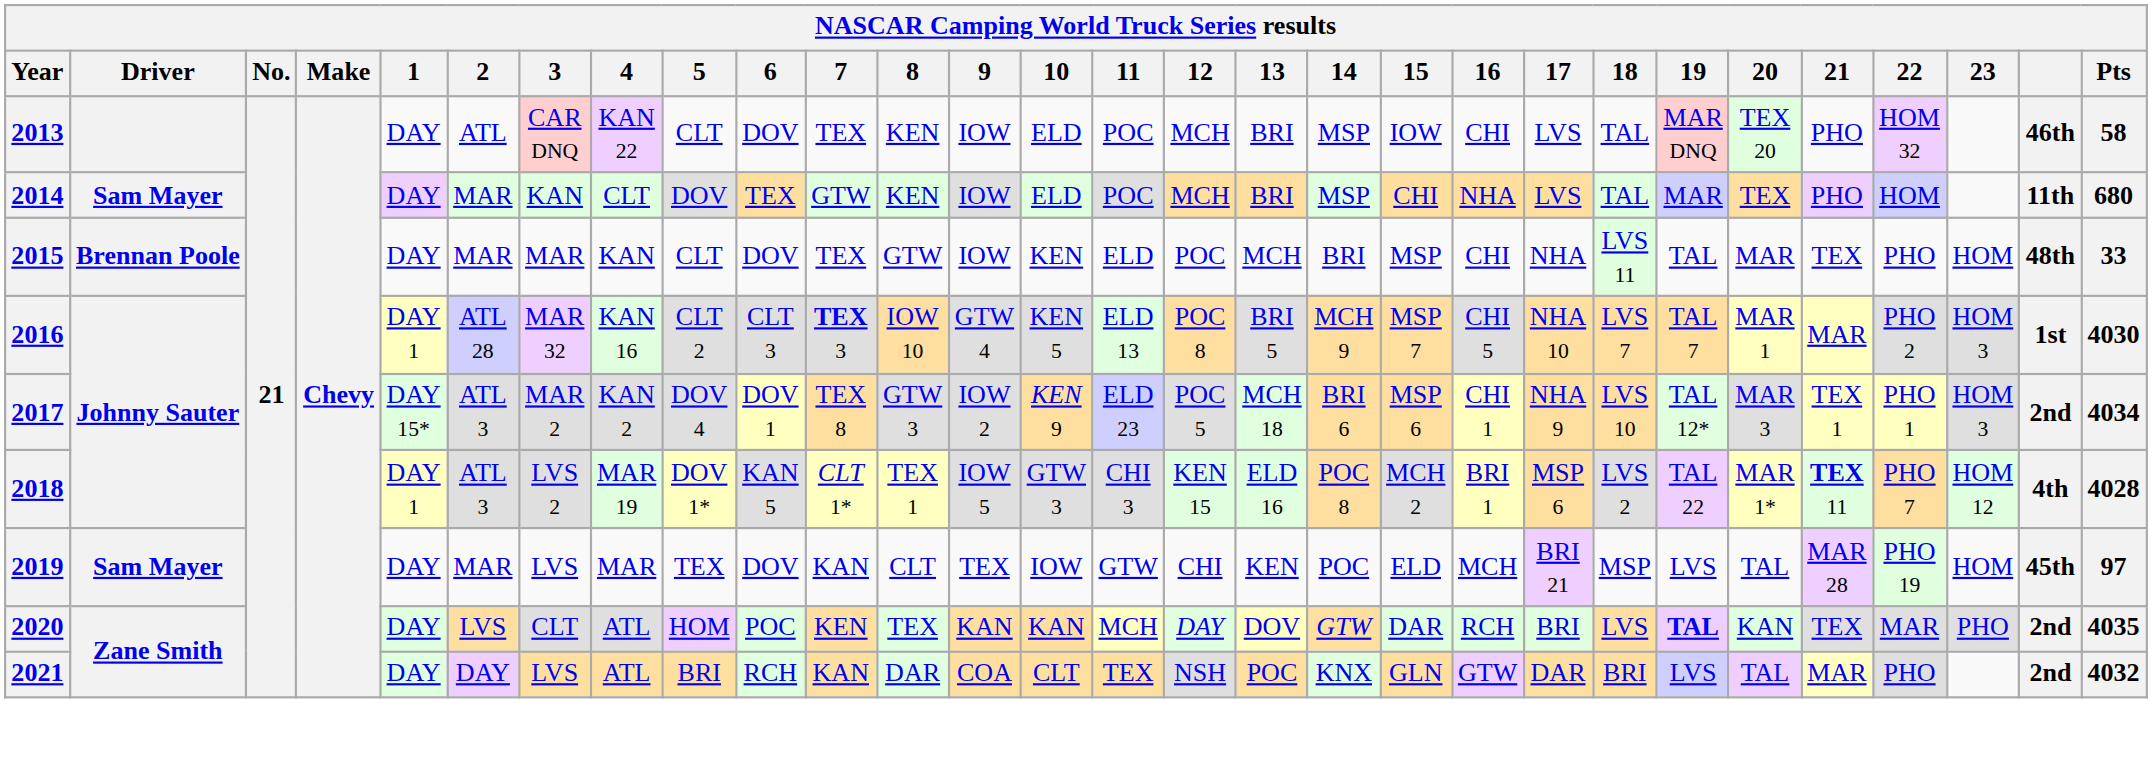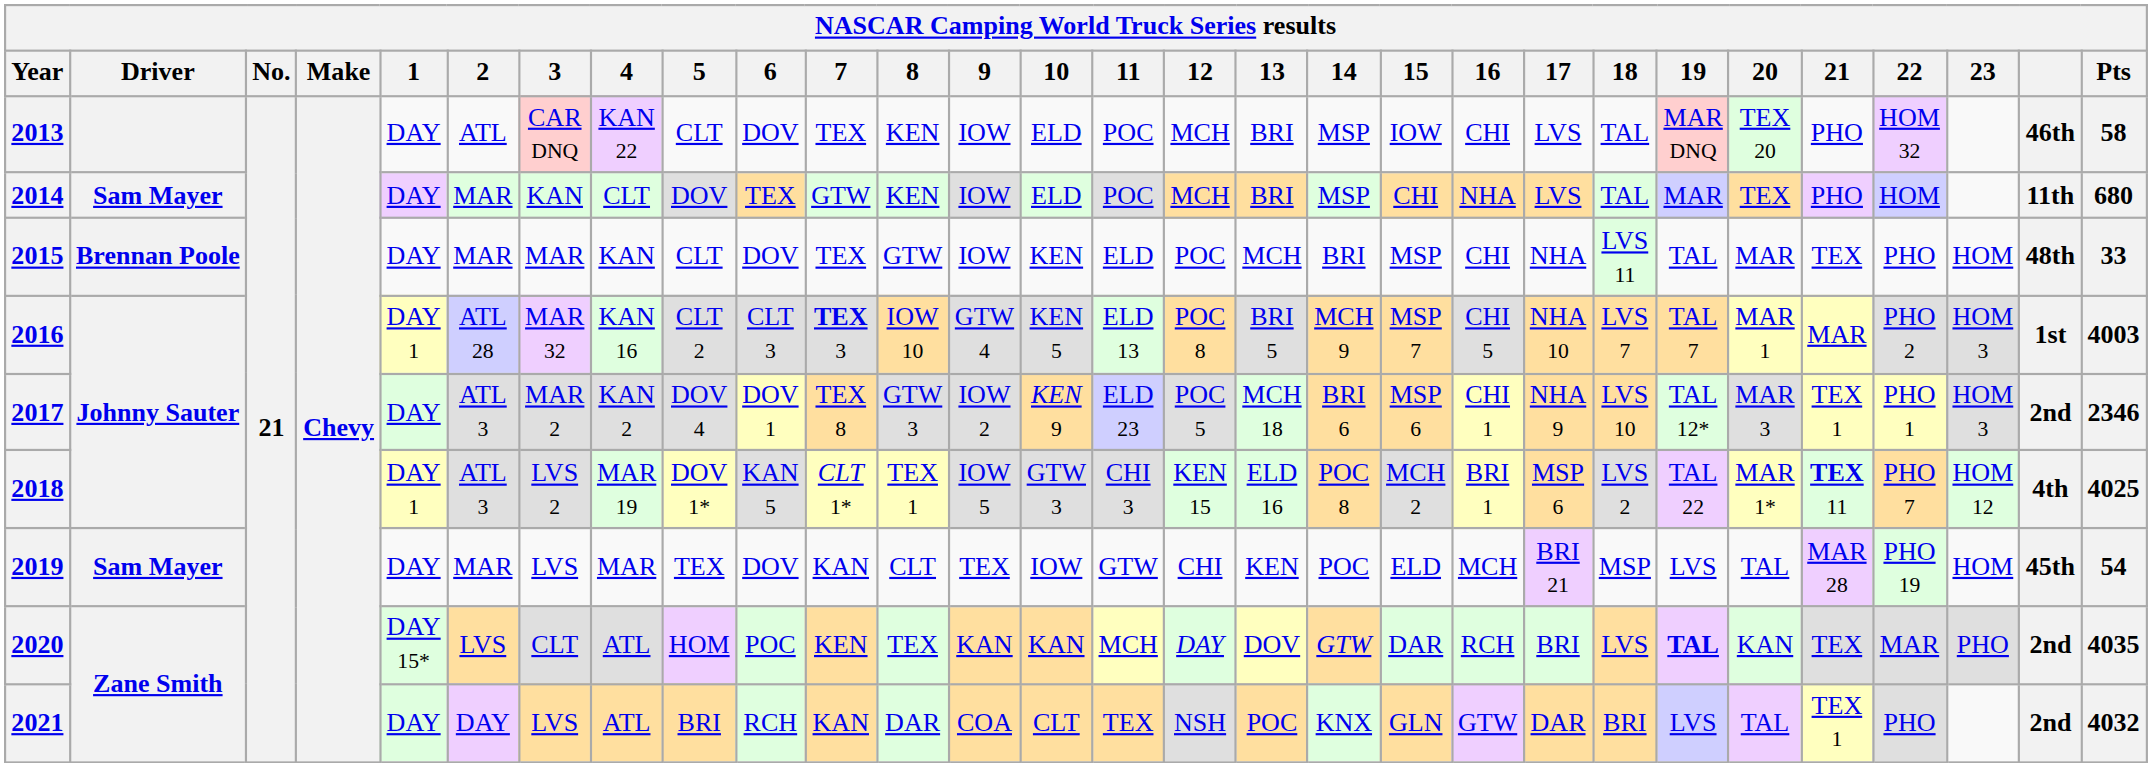(2114, 333) 4030 -> (2114, 333) 4003
(414, 410) DAY 15* -> (414, 411) DAY
(2114, 411) 4034 -> (2114, 411) 2346
(2114, 489) 4028 -> (2114, 489) 4025
(2114, 566) 97 -> (2114, 566) 54
(414, 628) DAY -> (414, 643) DAY 15*
(1837, 673) MAR -> (1837, 721) TEX 1
